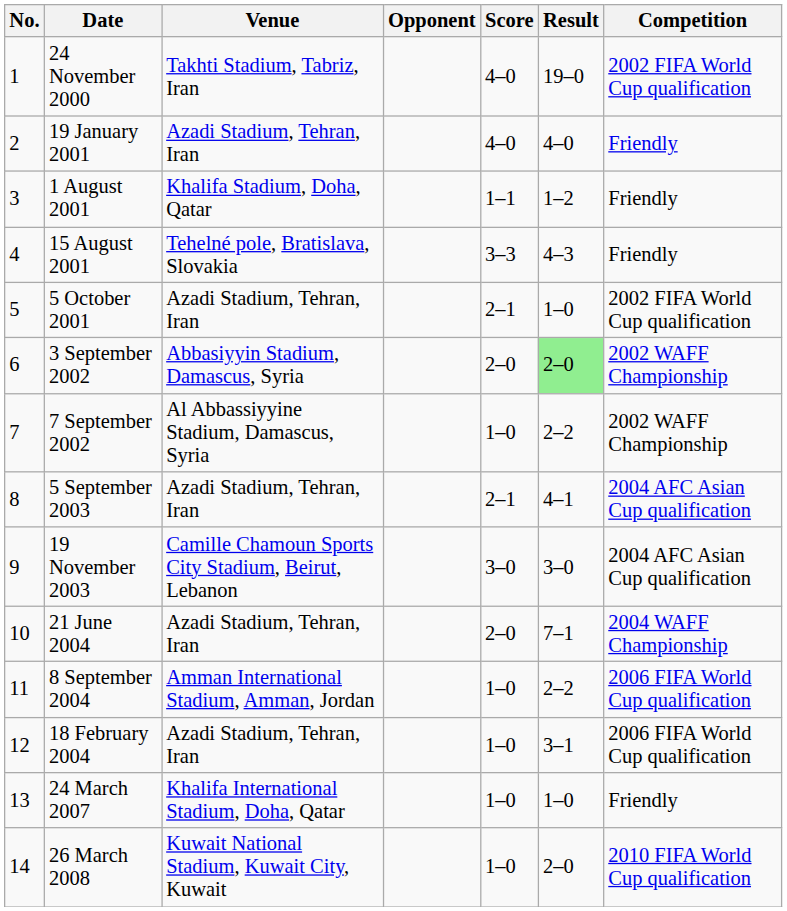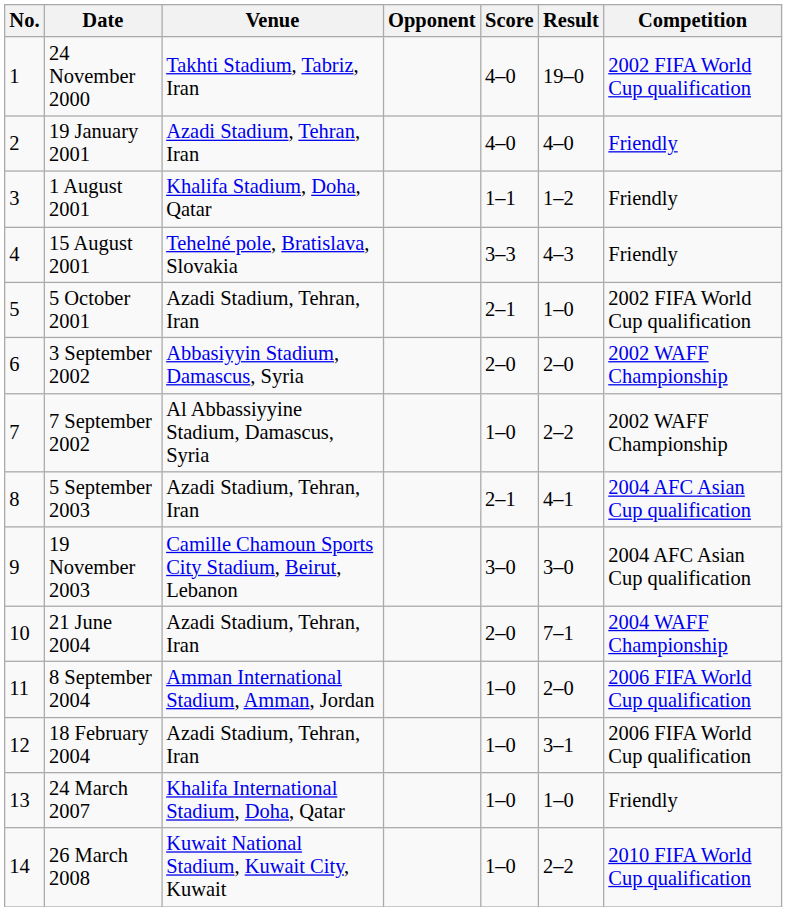(558, 365) lightgreen background -> (558, 365) no background
(558, 689) 2–2 -> (558, 689) 2–0
(558, 867) 2–0 -> (558, 867) 2–2
